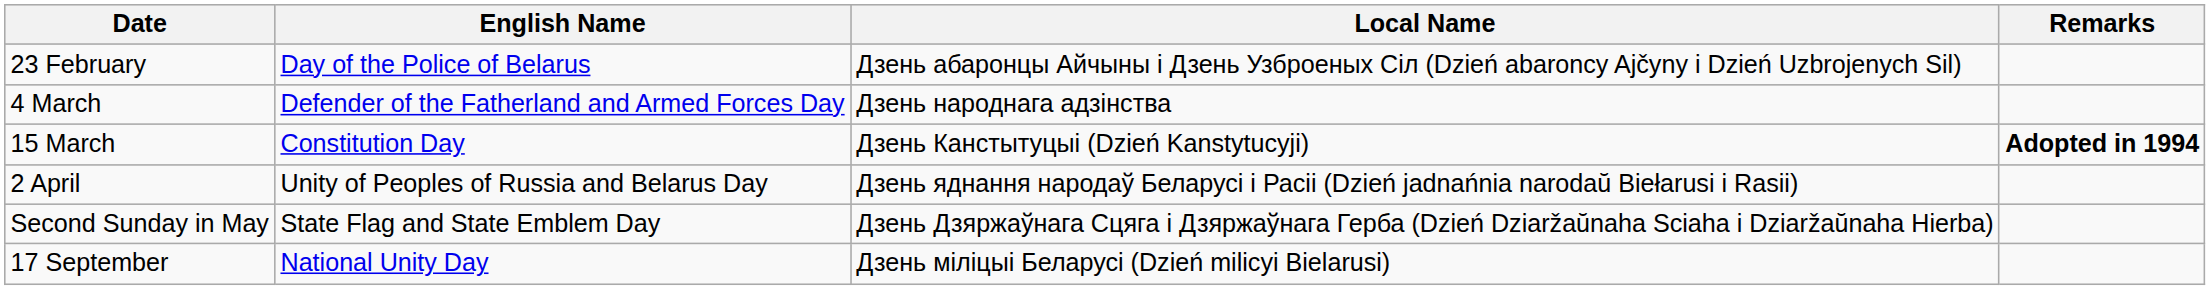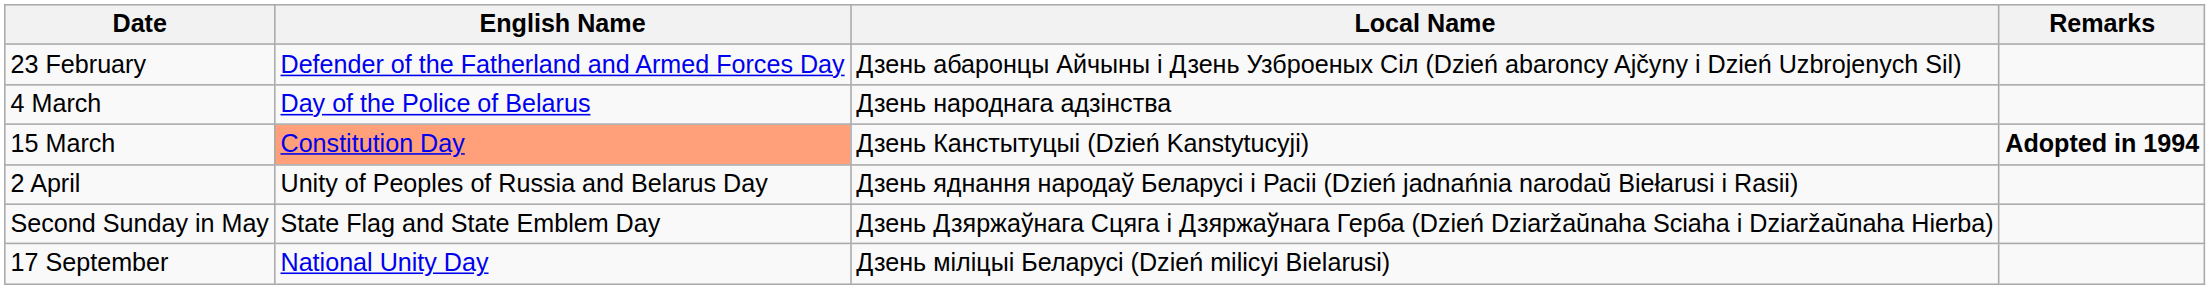(435, 64) Day of the Police of Belarus -> (563, 64) Defender of the Fatherland and Armed Forces Day
(563, 104) Defender of the Fatherland and Armed Forces Day -> (435, 104) Day of the Police of Belarus
(373, 143) no background -> (373, 143) lightsalmon background
